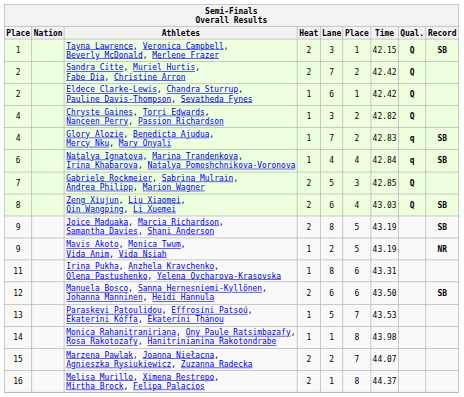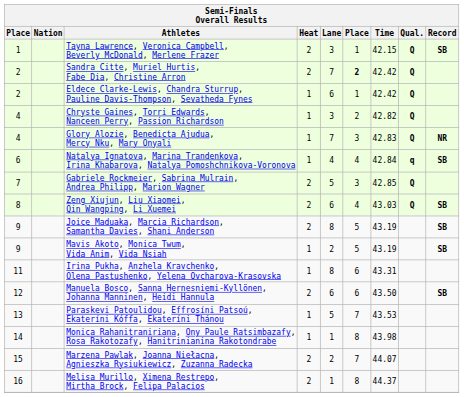(357, 72) normal -> (357, 72) bold
(357, 139) 2 -> (357, 139) 3
(412, 139) q -> (412, 139) Q
(442, 139) SB -> (442, 139) NR
(442, 249) NR -> (442, 249) SB
